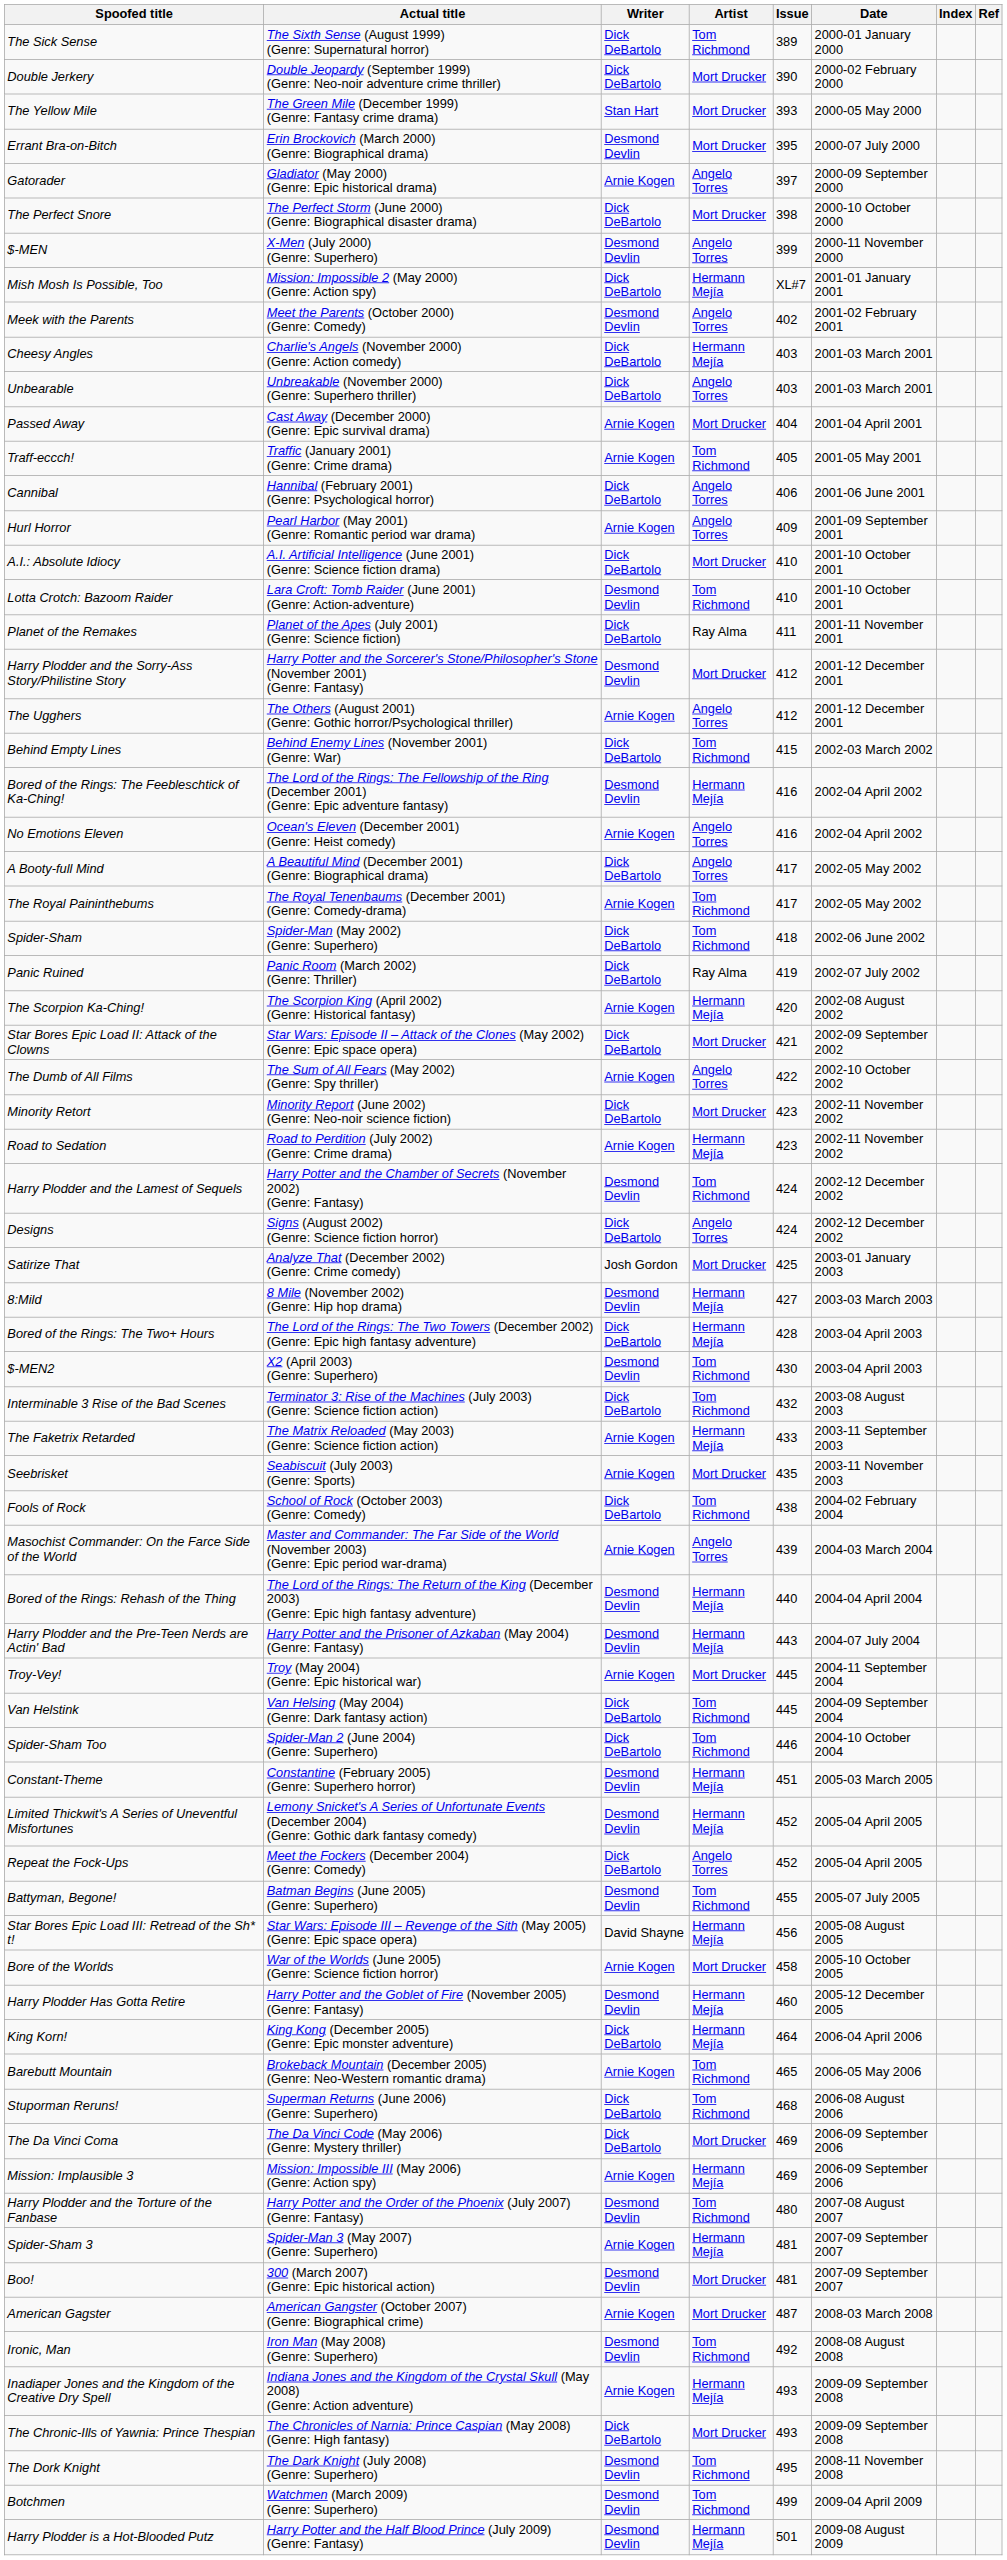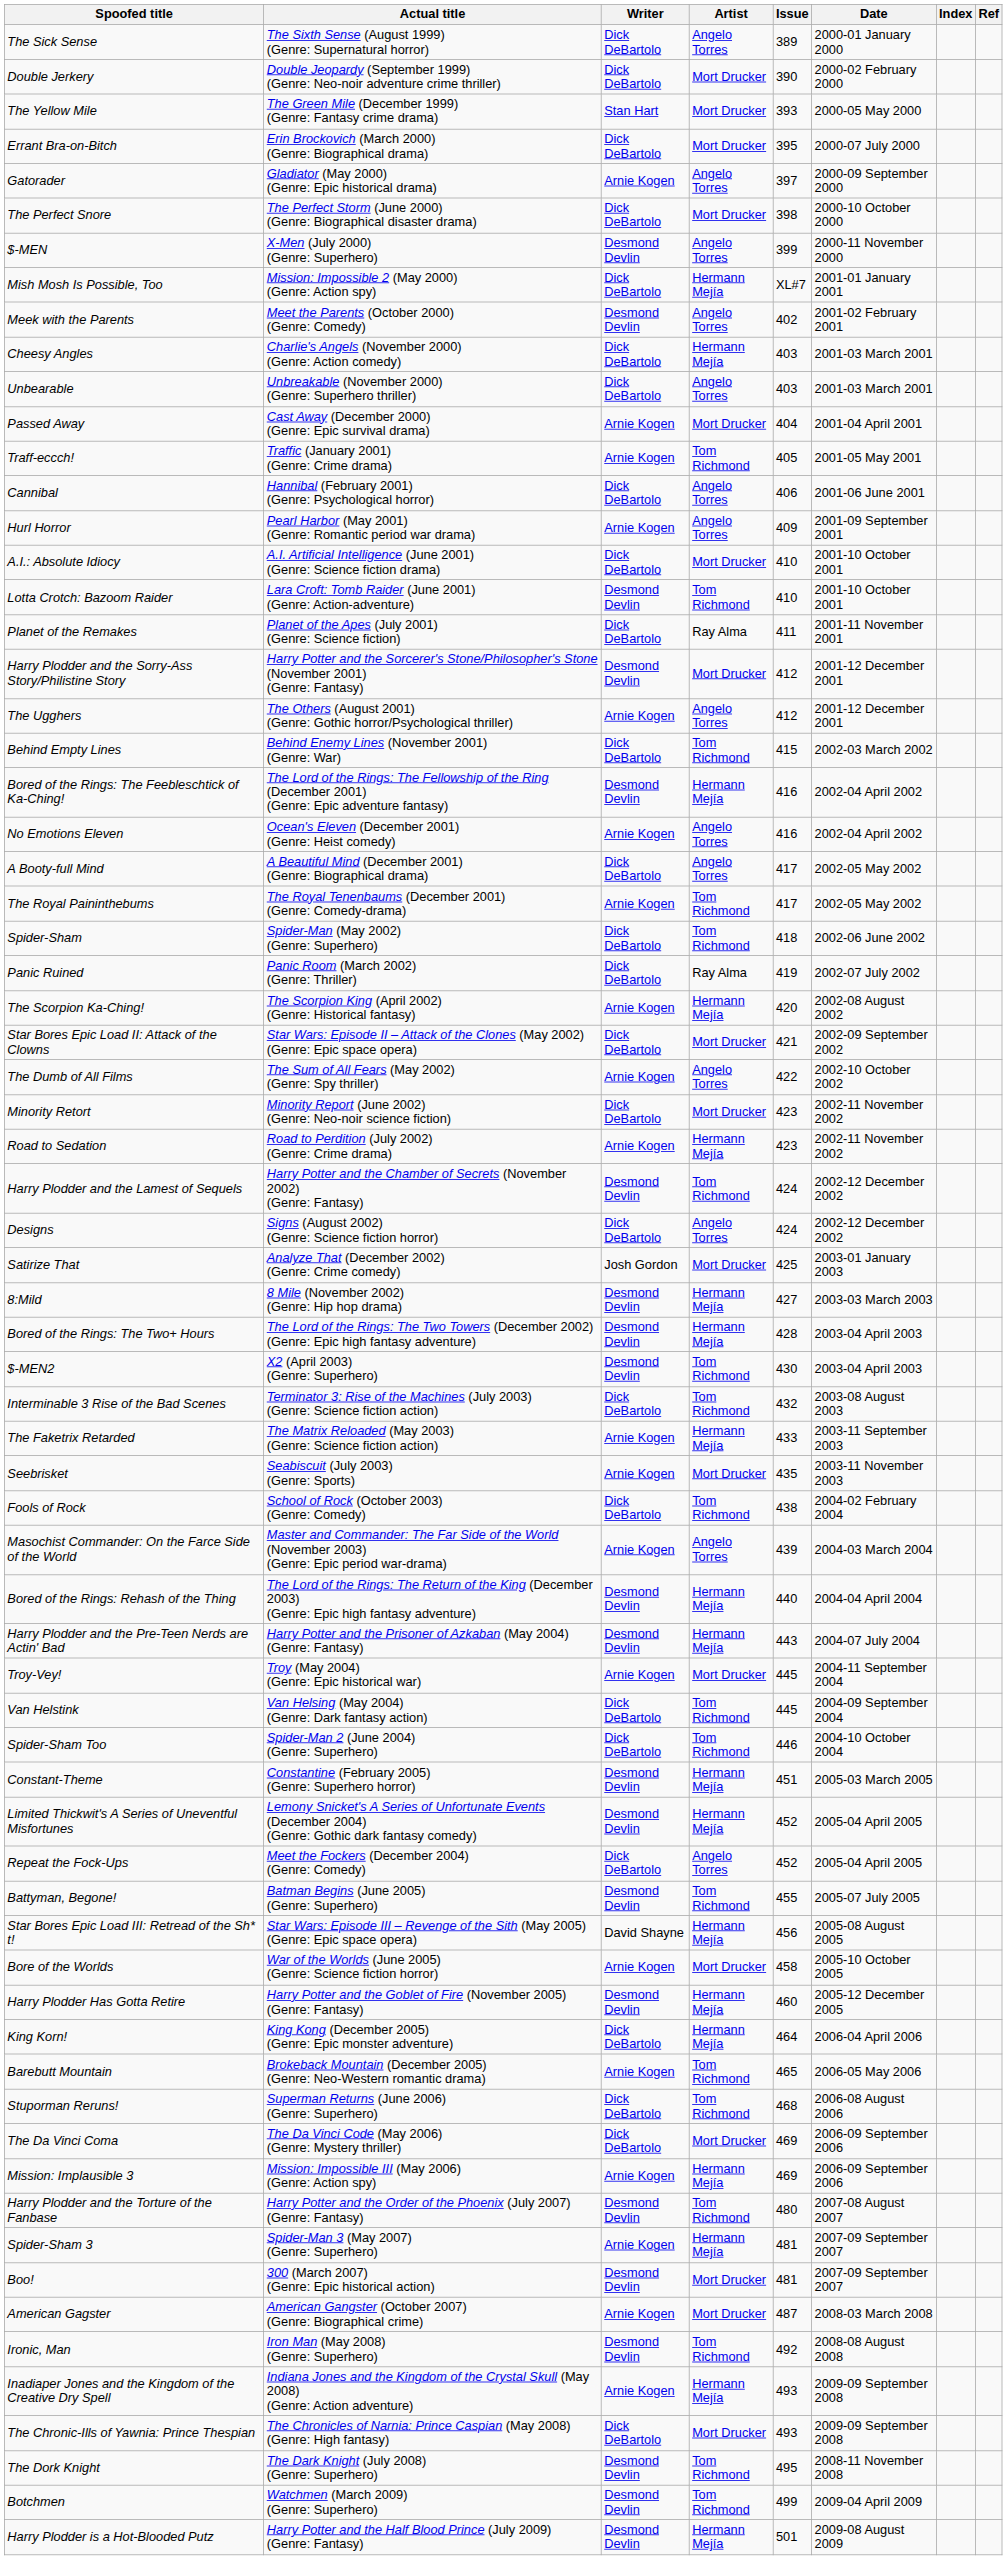(721, 42) Tom Richmond -> (712, 42) Angelo Torres
(632, 146) Desmond Devlin -> (633, 146) Dick DeBartolo
(633, 1334) Dick DeBartolo -> (632, 1334) Desmond Devlin
